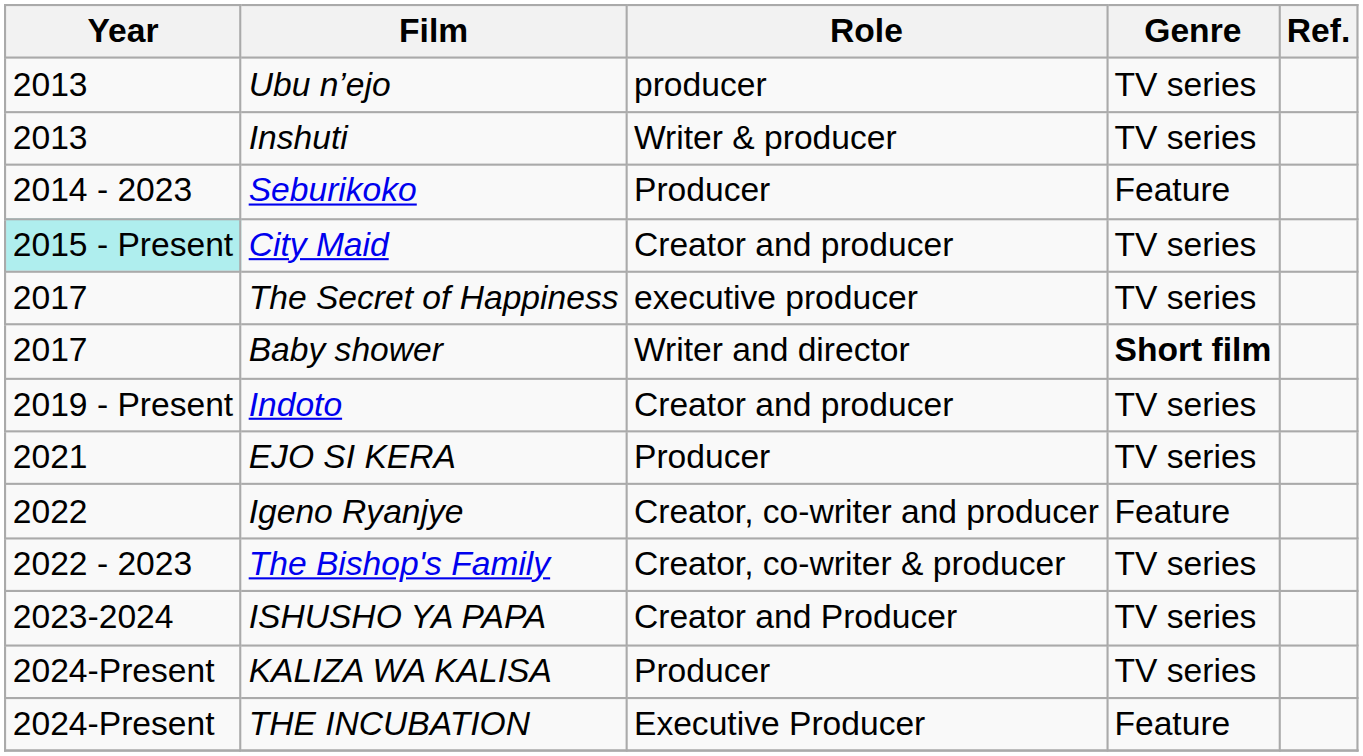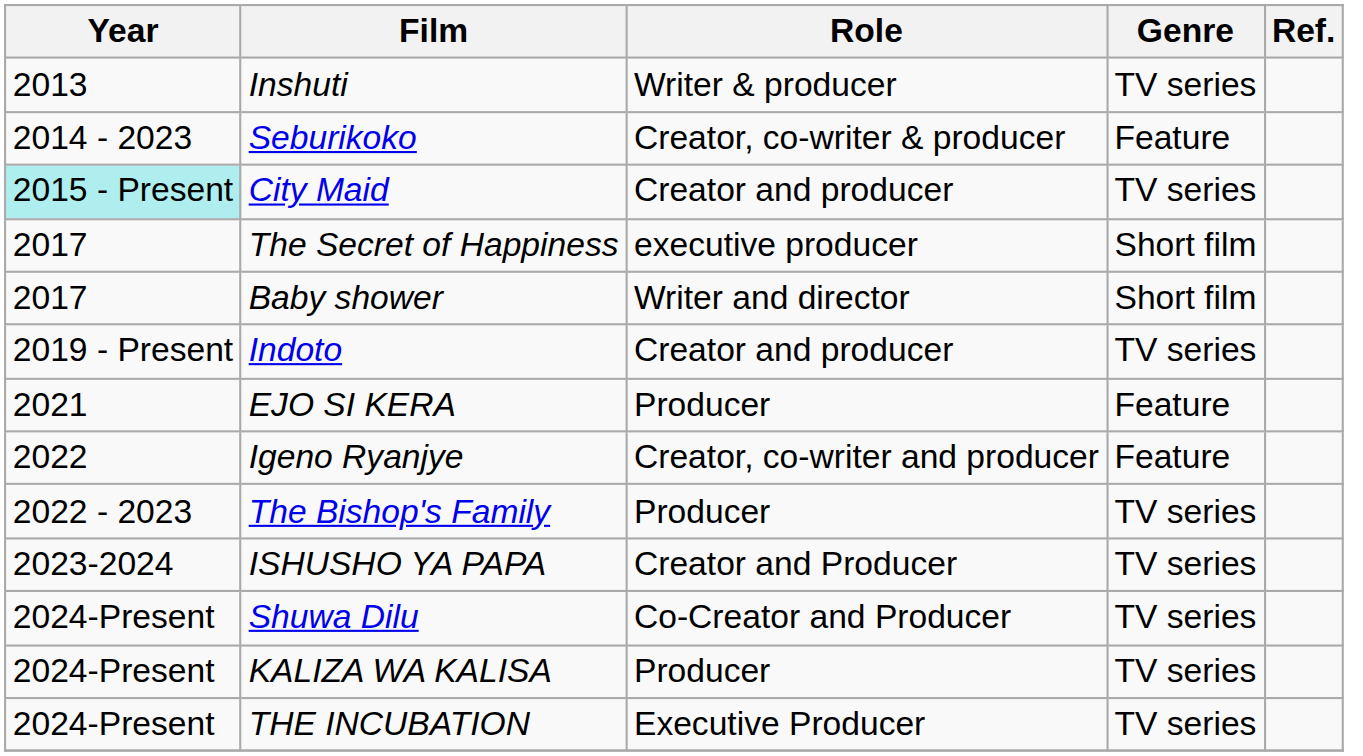- row: (320, 84)
(702, 191) Producer -> (850, 137) Creator, co-writer & producer
(1185, 297) TV series -> (1185, 244) Short film
(1193, 350) bold -> (1185, 297) normal
(1185, 457) TV series -> (1172, 404) Feature
(850, 564) Creator, co-writer & producer -> (702, 510) Producer
+ row: (334, 617)
(1172, 723) Feature -> (1185, 723) TV series
